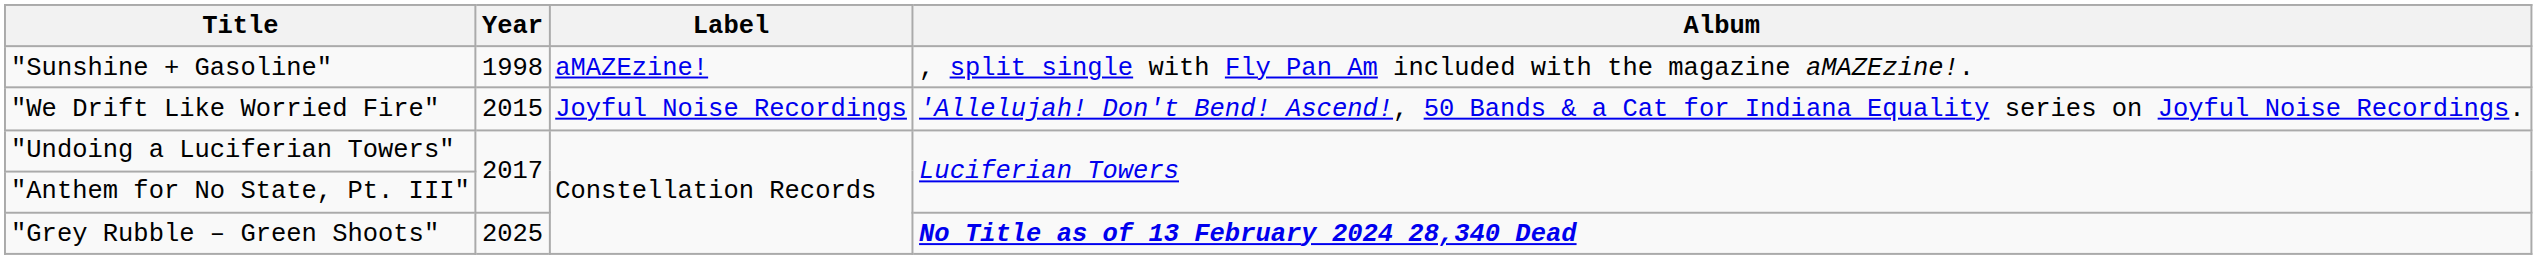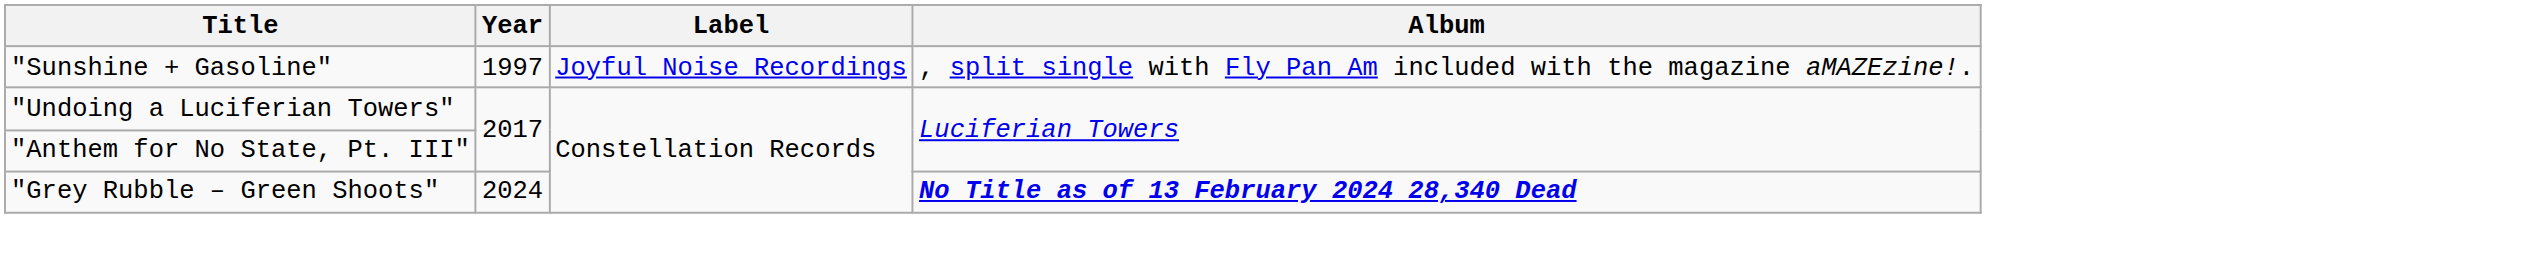(512, 67) 1998 -> (512, 67) 1997
(632, 67) aMAZEzine! -> (731, 67) Joyful Noise Recordings
- row: (225, 109)
(512, 233) 2025 -> (512, 192) 2024
